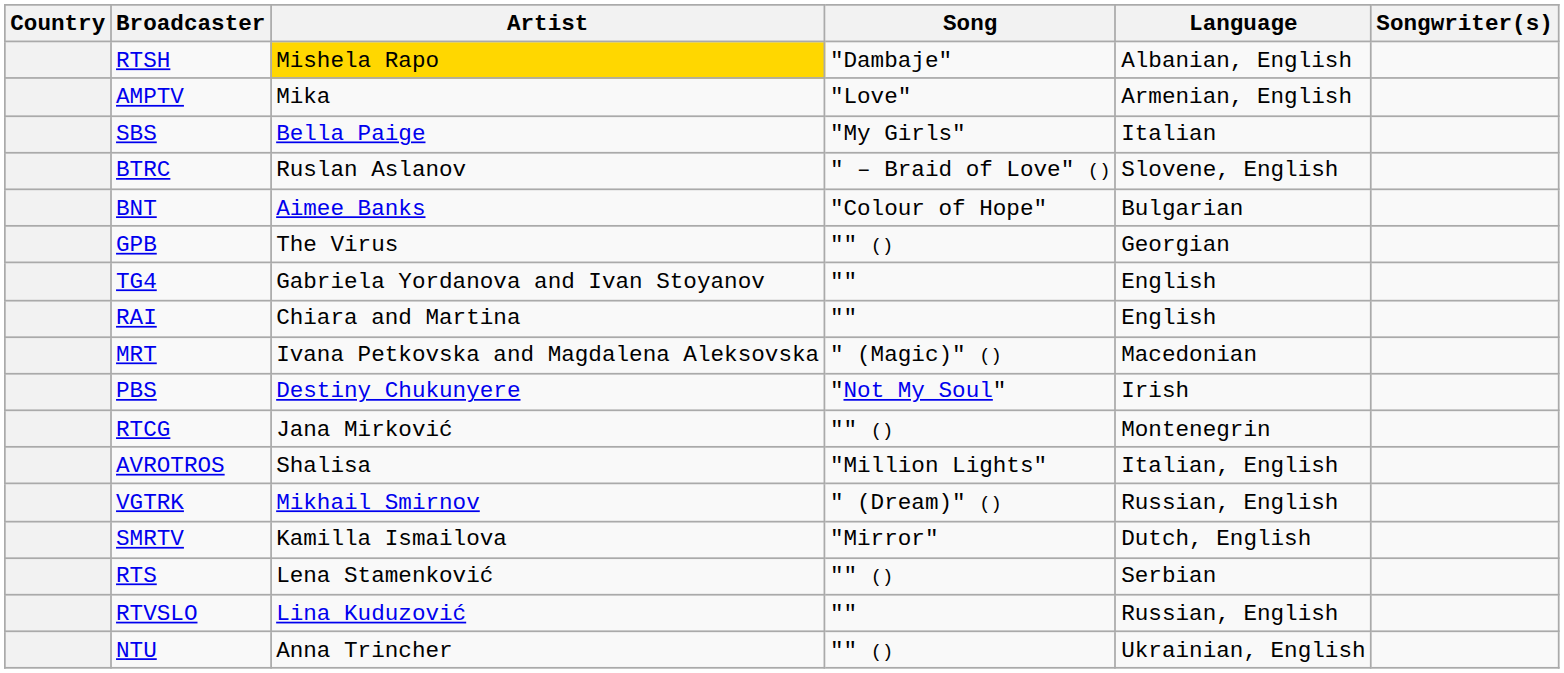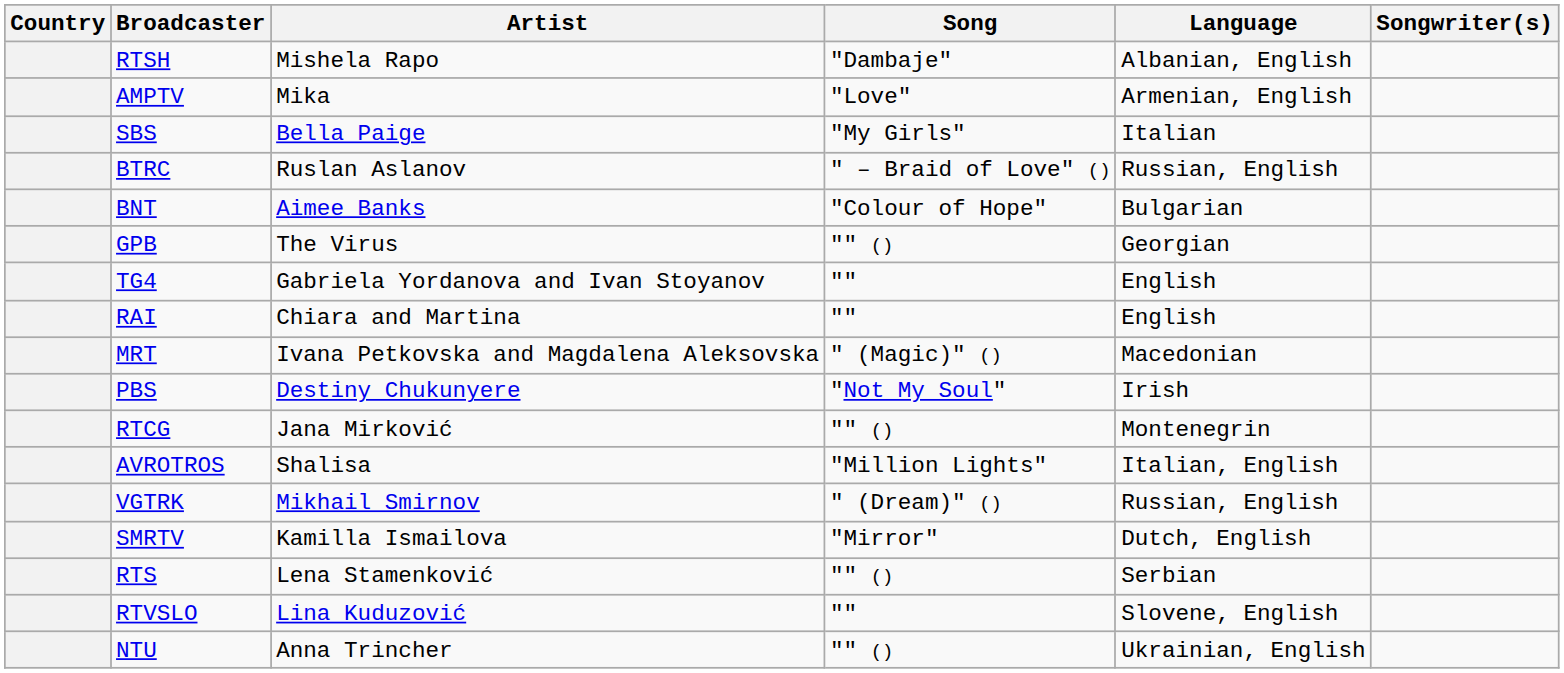(358, 60) gold background -> (358, 60) no background
(1230, 171) Slovene, English -> (1230, 171) Russian, English
(1230, 613) Russian, English -> (1230, 613) Slovene, English
